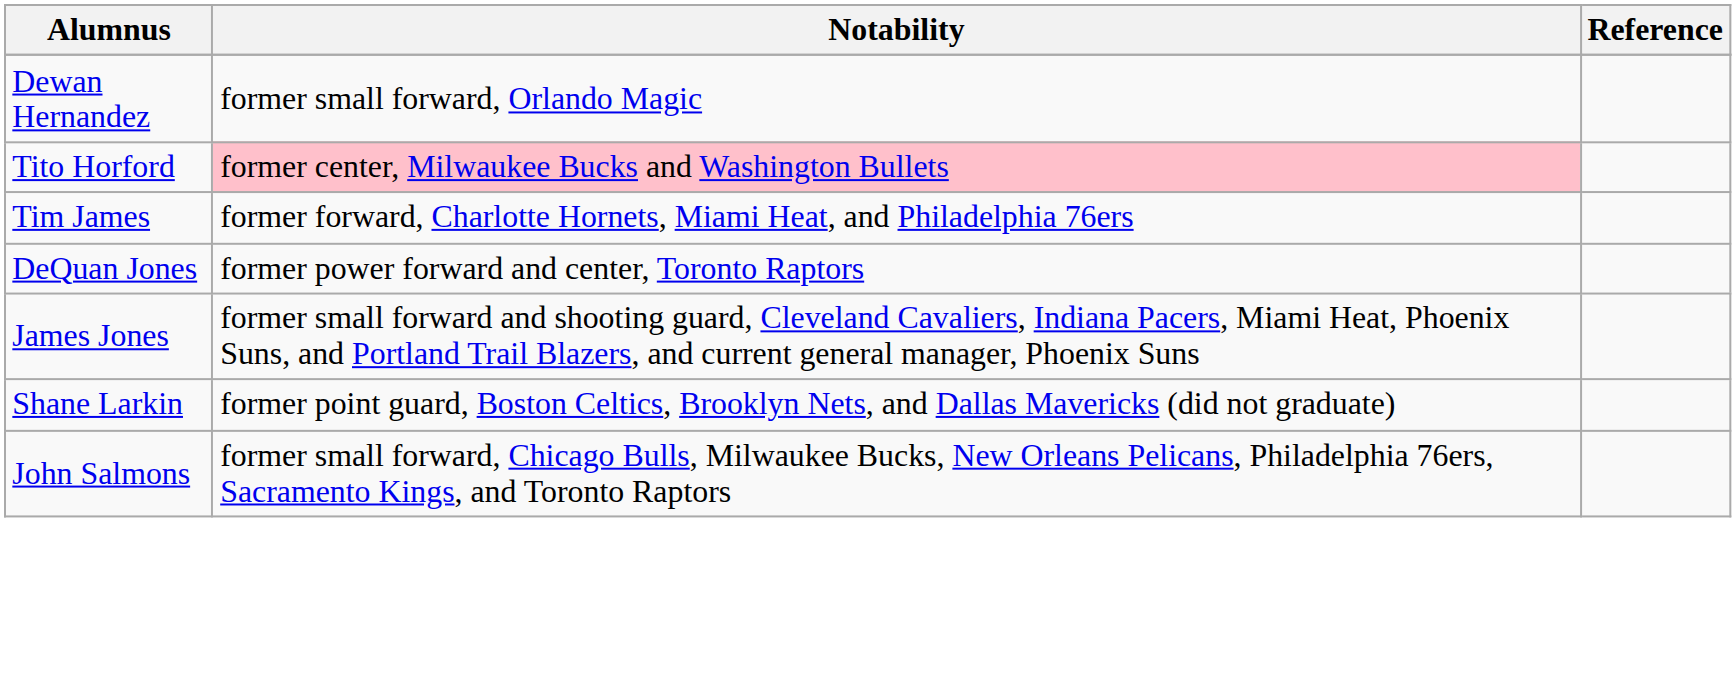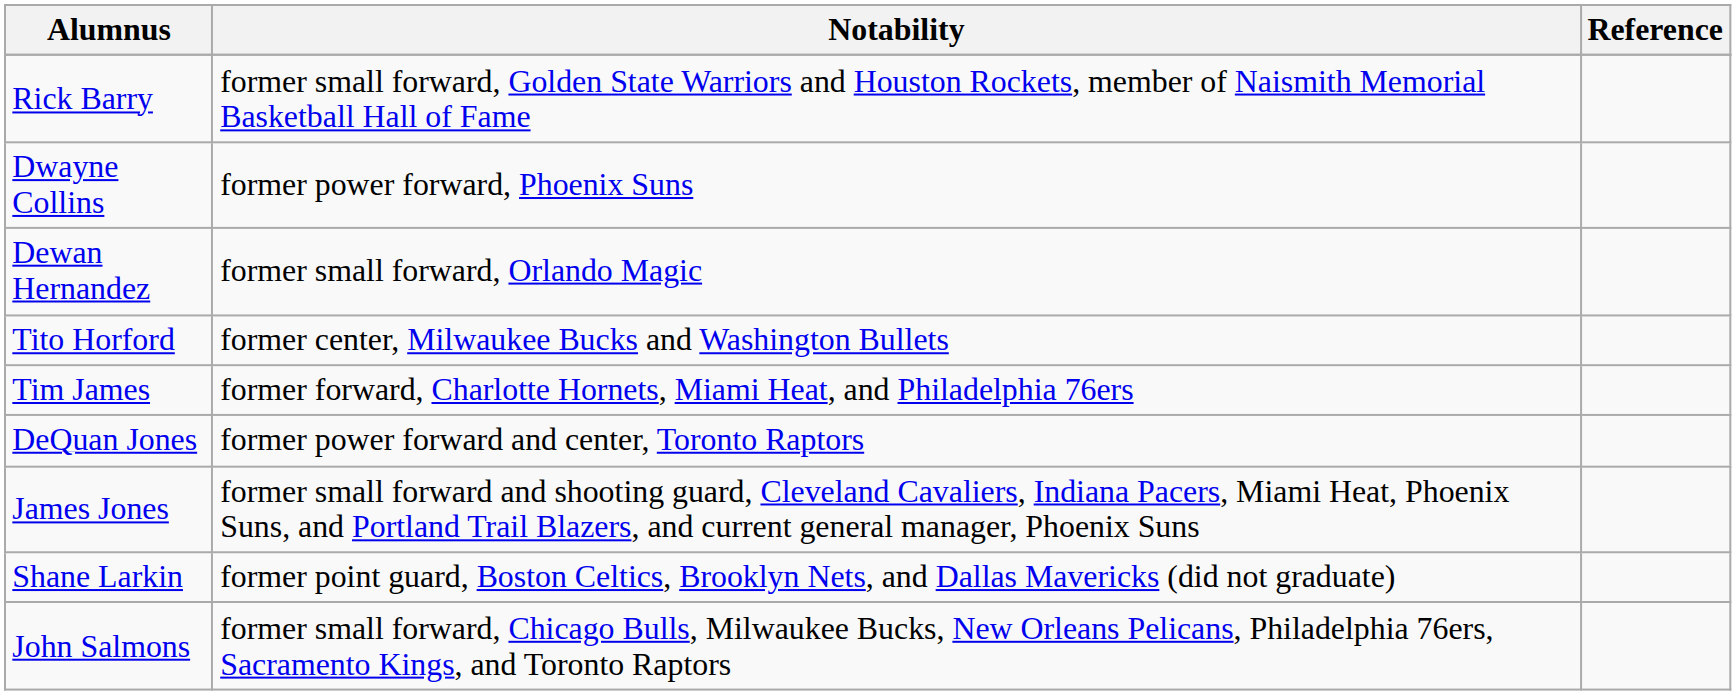+ row: (83, 98)
+ row: (65, 184)
(585, 166) pink background -> (585, 339) no background
